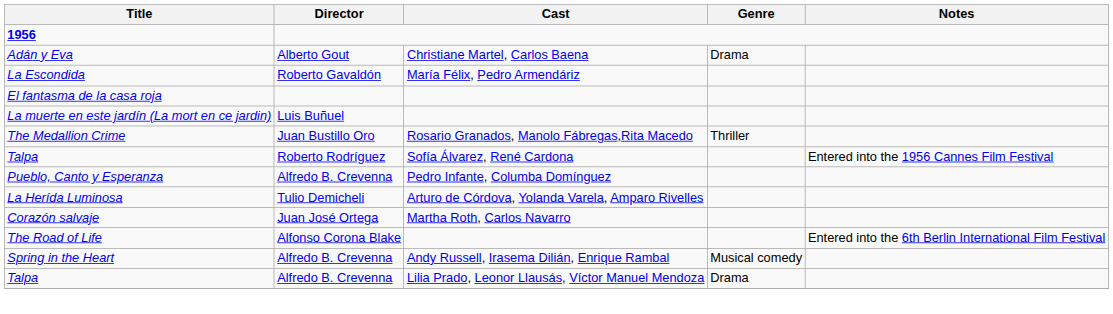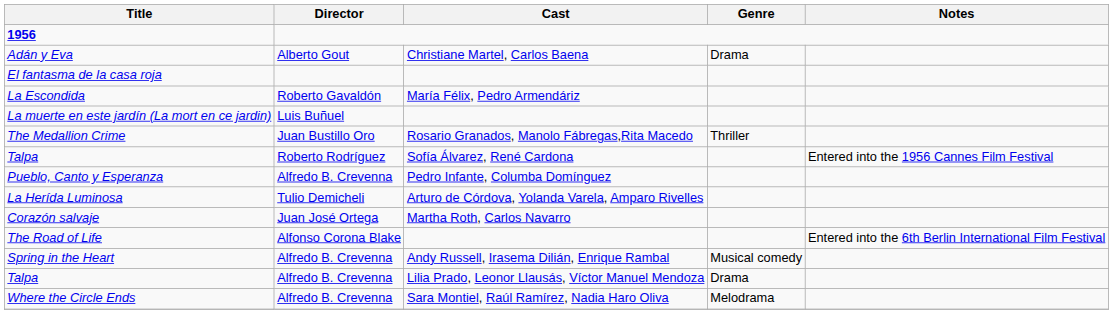rows swapped: (46, 75) <-> (85, 95)
+ row: (71, 298)
